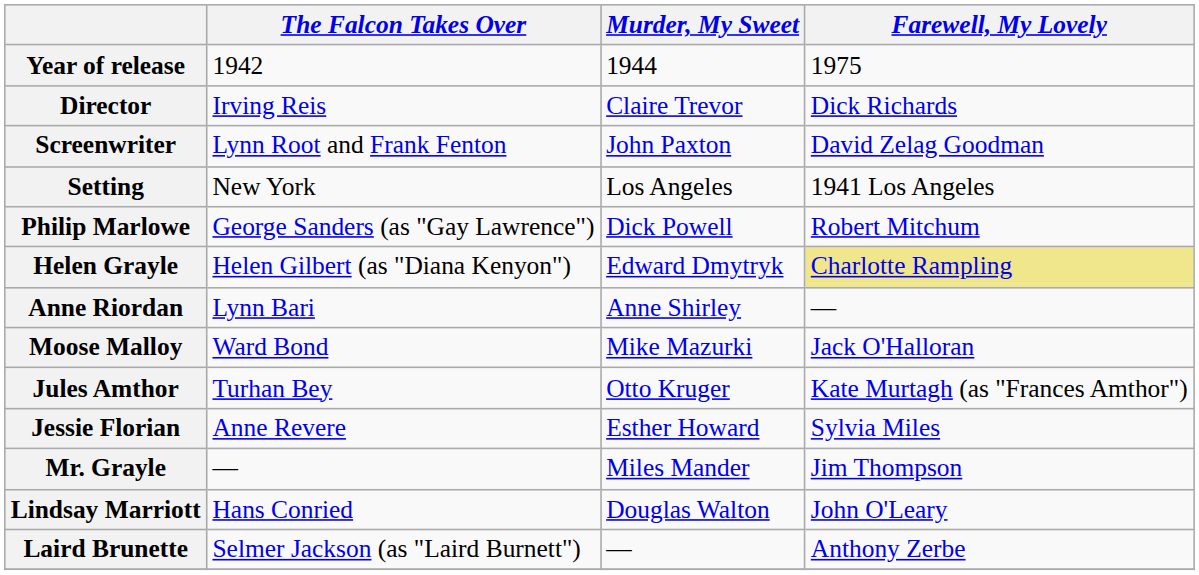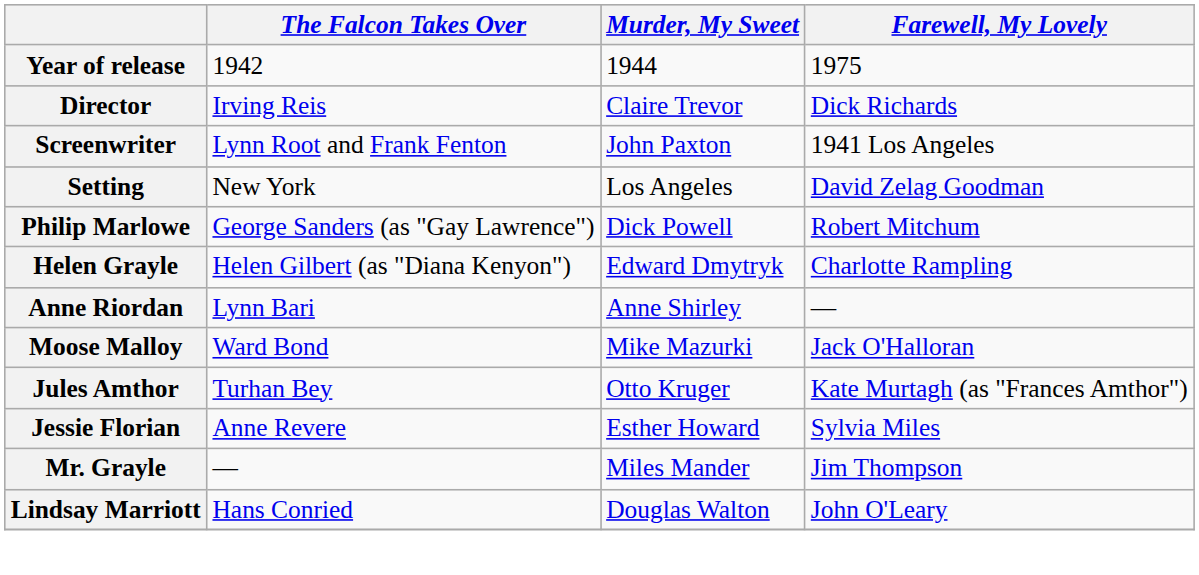(927, 145) David Zelag Goodman -> (903, 145) 1941 Los Angeles
(903, 186) 1941 Los Angeles -> (927, 186) David Zelag Goodman
(911, 266) khaki background -> (911, 266) no background
- row: (106, 549)
